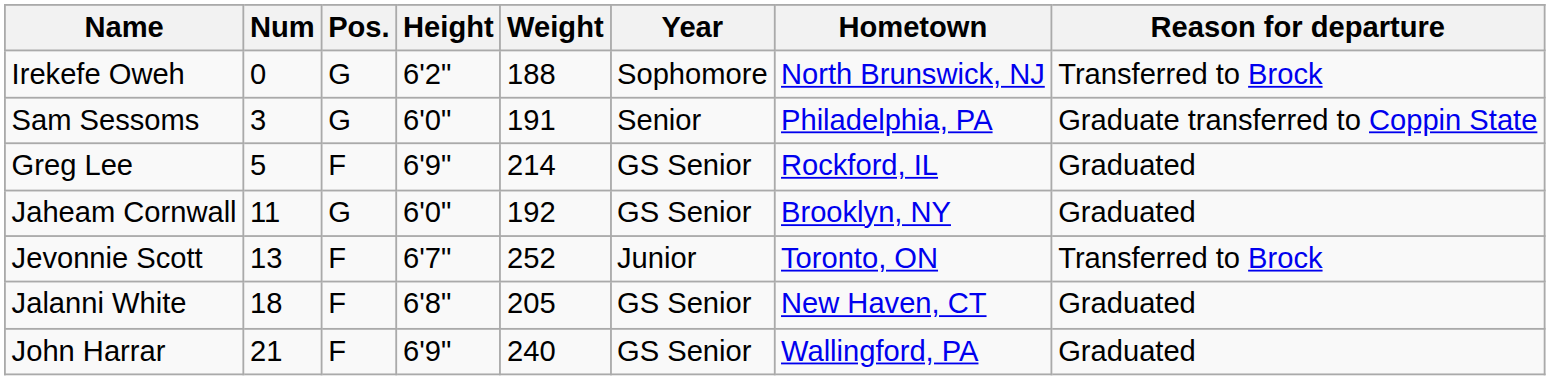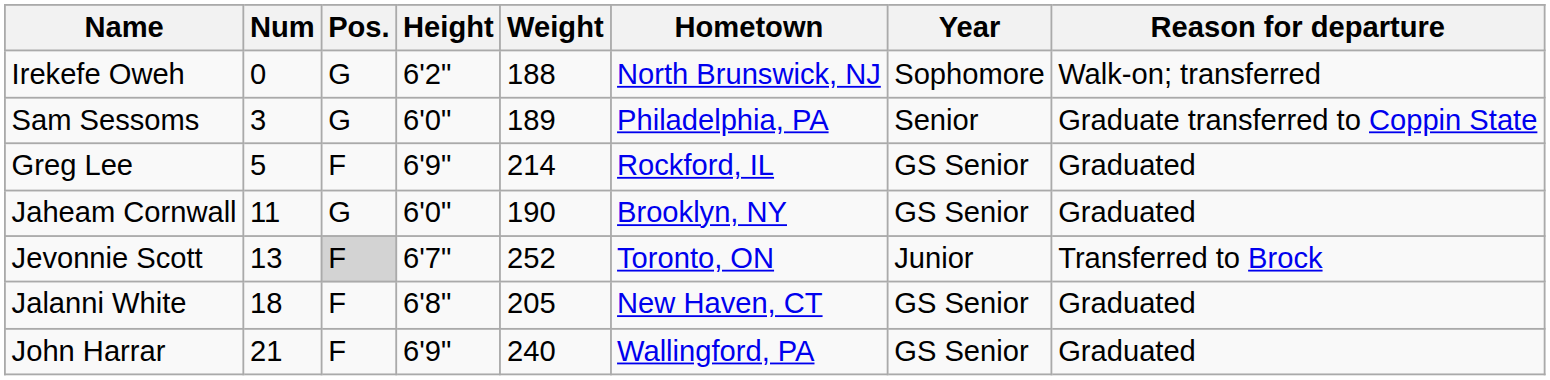columns swapped: (692, 27) <-> (913, 27)
(1190, 73) Transferred to Brock -> (1190, 73) Walk-on; transferred
(531, 119) 191 -> (531, 119) 189
(531, 212) 192 -> (531, 212) 190
(337, 258) no background -> (337, 258) lightgrey background
